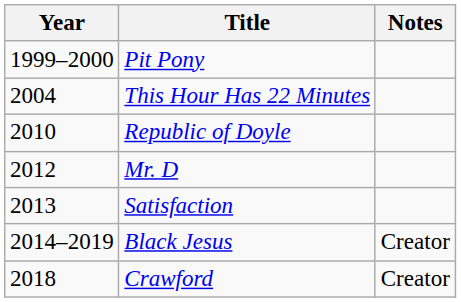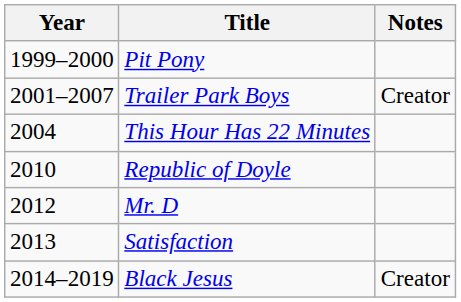+ row: (207, 95)
- row: (169, 278)
